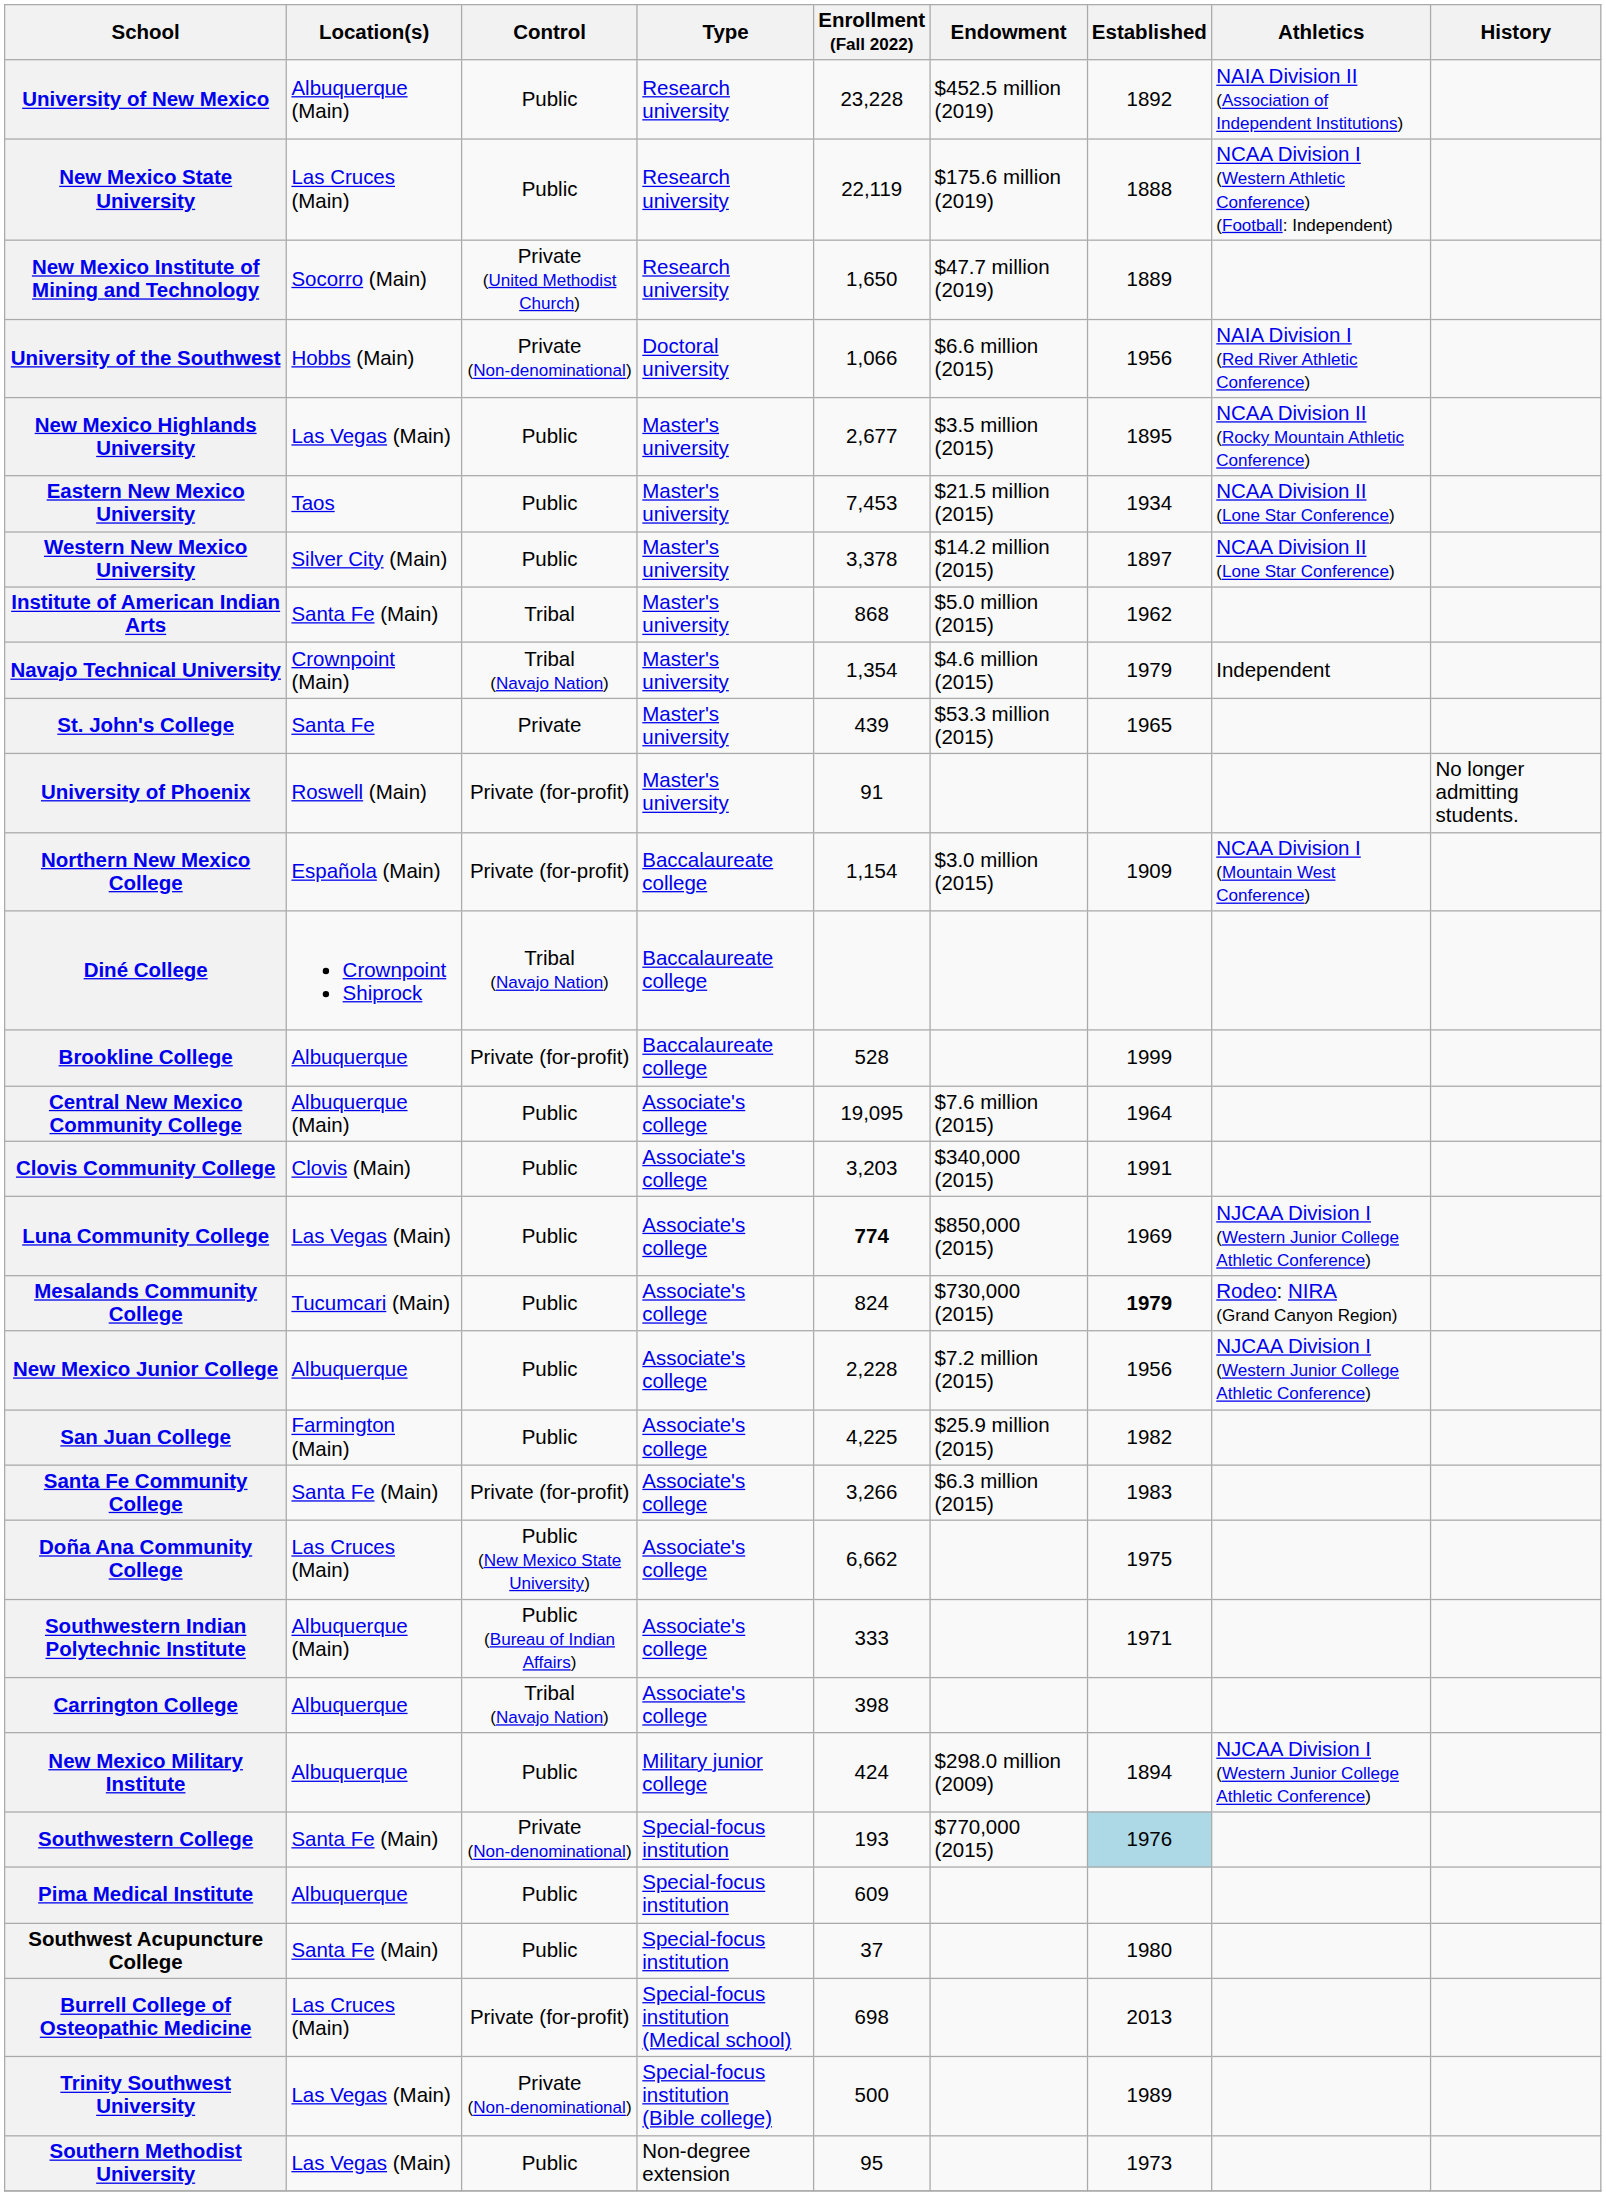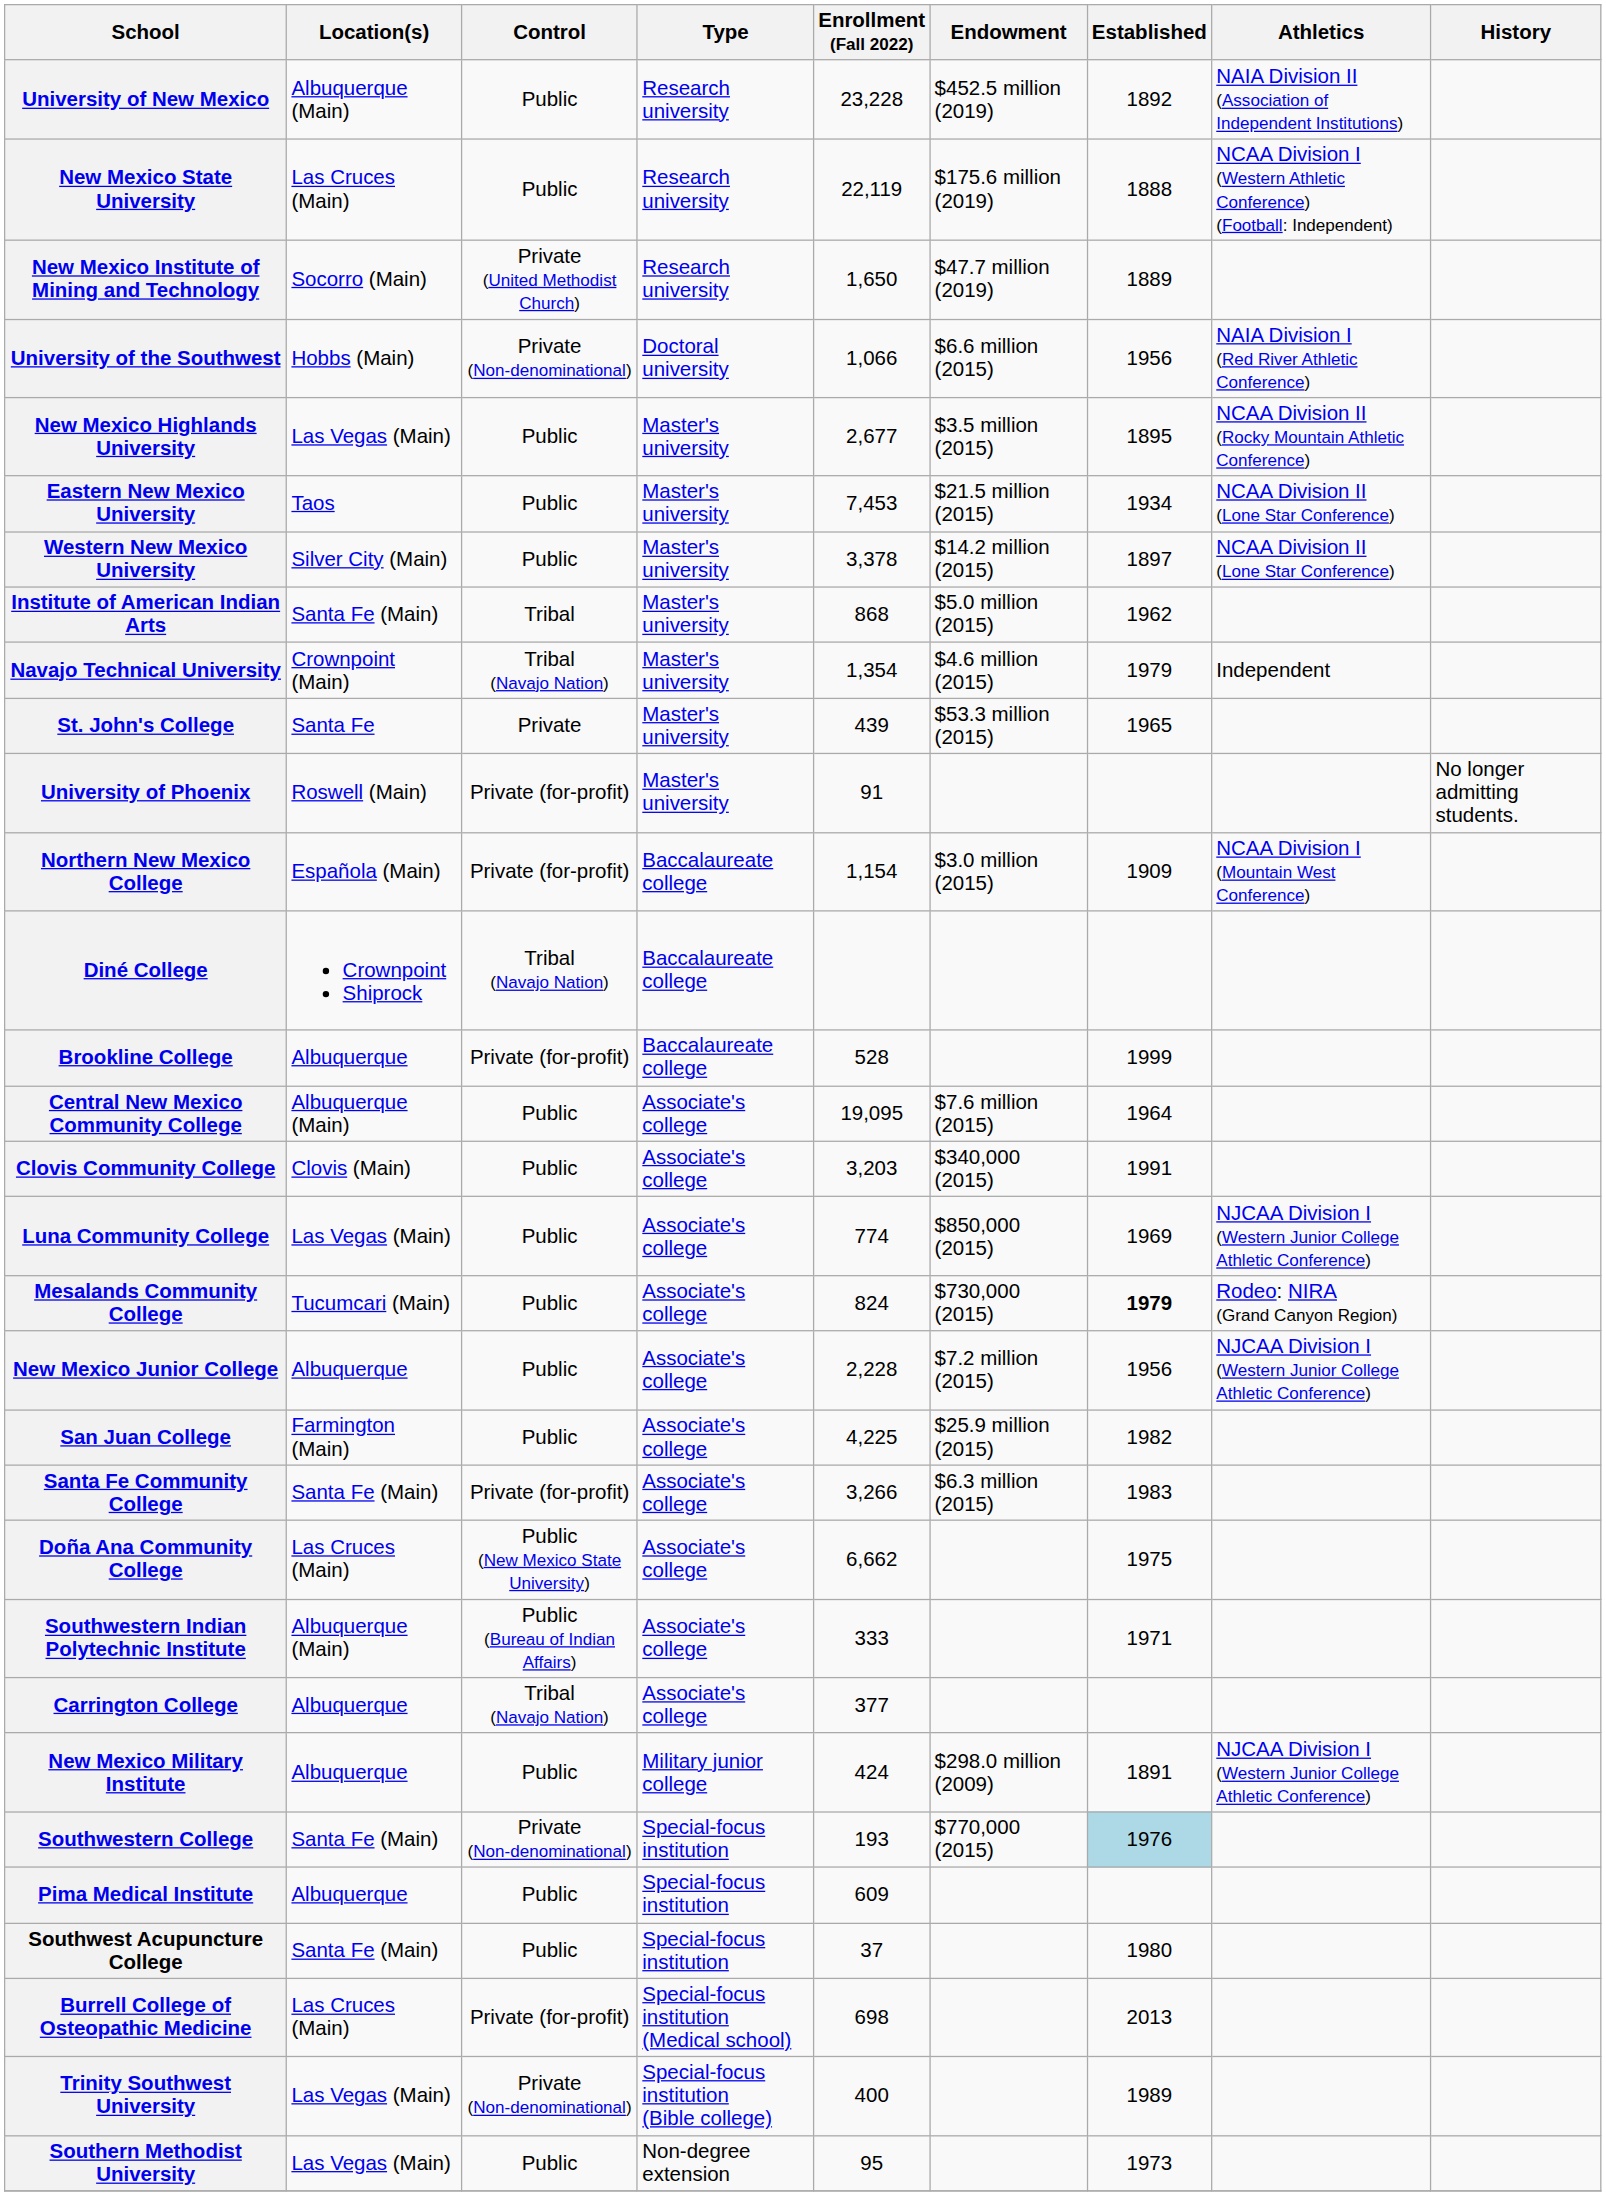(872, 1235) bold -> (872, 1235) normal
(872, 1705) 398 -> (872, 1705) 377
(1149, 1772) 1894 -> (1149, 1772) 1891
(872, 2095) 500 -> (872, 2095) 400
